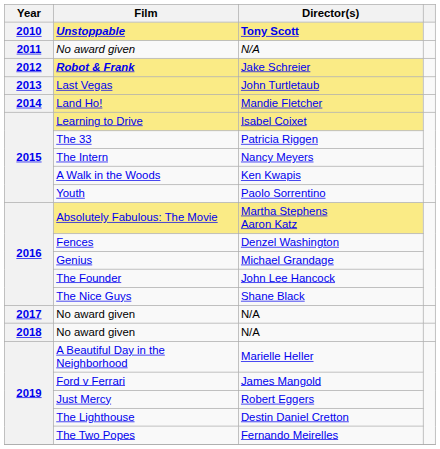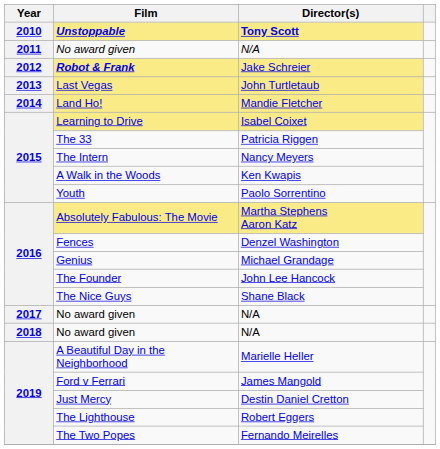(278, 399) Robert Eggers -> (295, 399) Destin Daniel Cretton
(295, 417) Destin Daniel Cretton -> (278, 417) Robert Eggers
